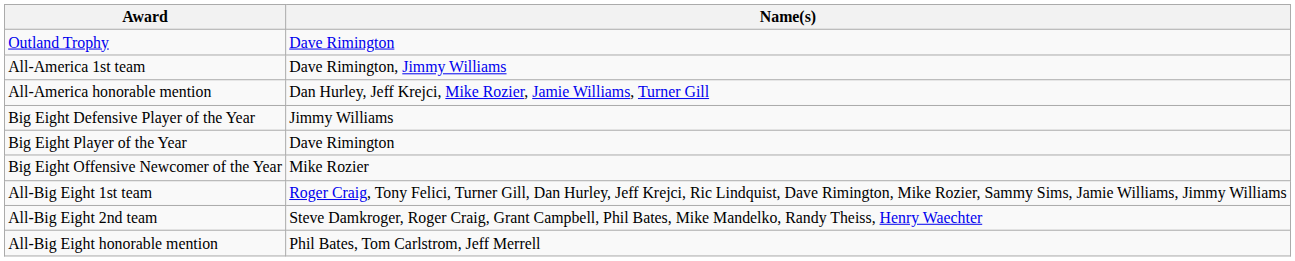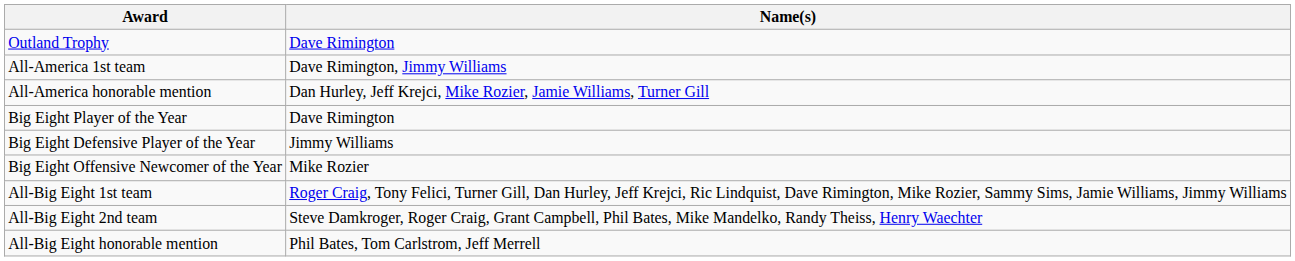rows swapped: (97, 142) <-> (132, 117)
